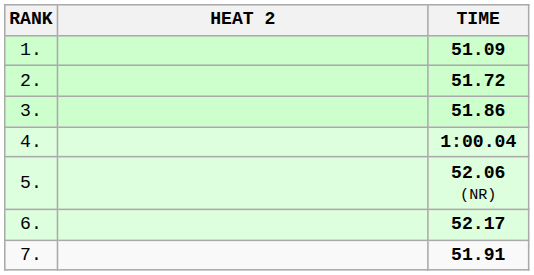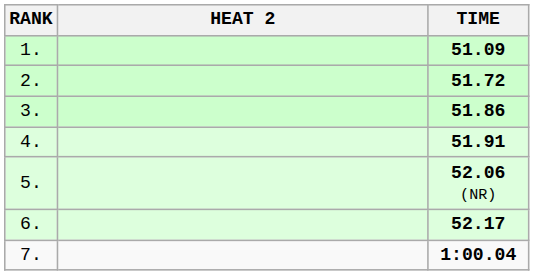(478, 142) 1:00.04 -> (478, 142) 51.91
(478, 255) 51.91 -> (478, 255) 1:00.04
